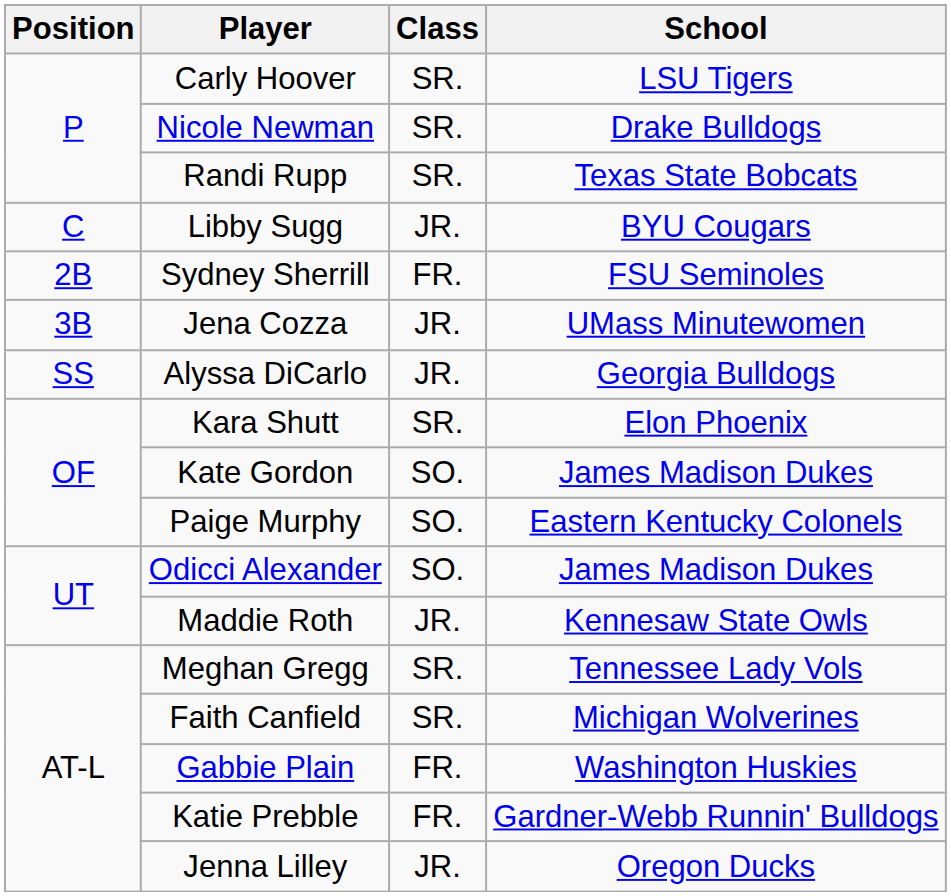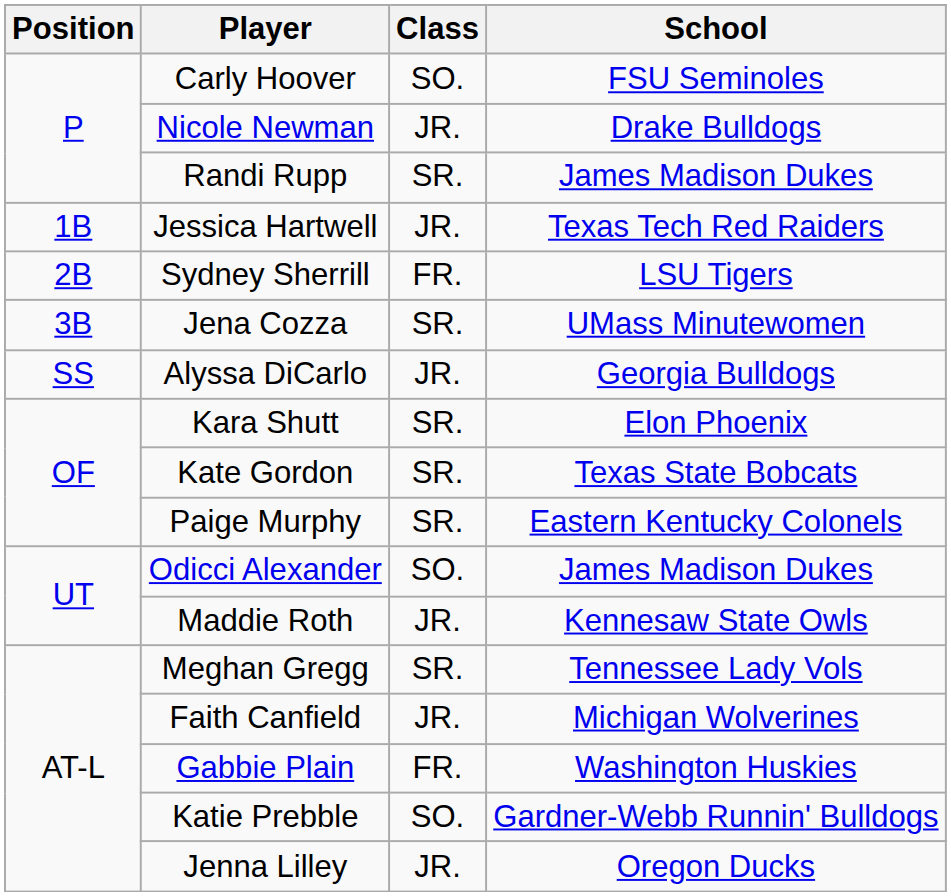(438, 78) SR. -> (437, 78) SO.
(716, 78) LSU Tigers -> (716, 78) FSU Seminoles
(438, 127) SR. -> (437, 127) JR.
(716, 176) Texas State Bobcats -> (716, 176) James Madison Dukes
- row: (265, 226)
+ row: (265, 226)
(716, 275) FSU Seminoles -> (716, 275) LSU Tigers
(437, 324) JR. -> (438, 324) SR.
(437, 472) SO. -> (438, 472) SR.
(716, 472) James Madison Dukes -> (716, 472) Texas State Bobcats
(437, 521) SO. -> (438, 521) SR.
(438, 718) SR. -> (437, 718) JR.
(437, 816) FR. -> (437, 816) SO.
